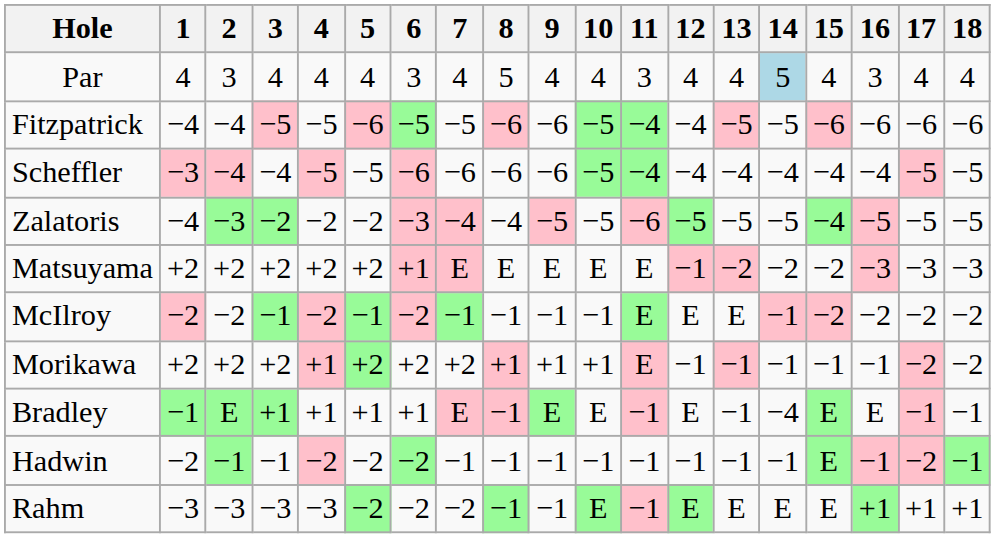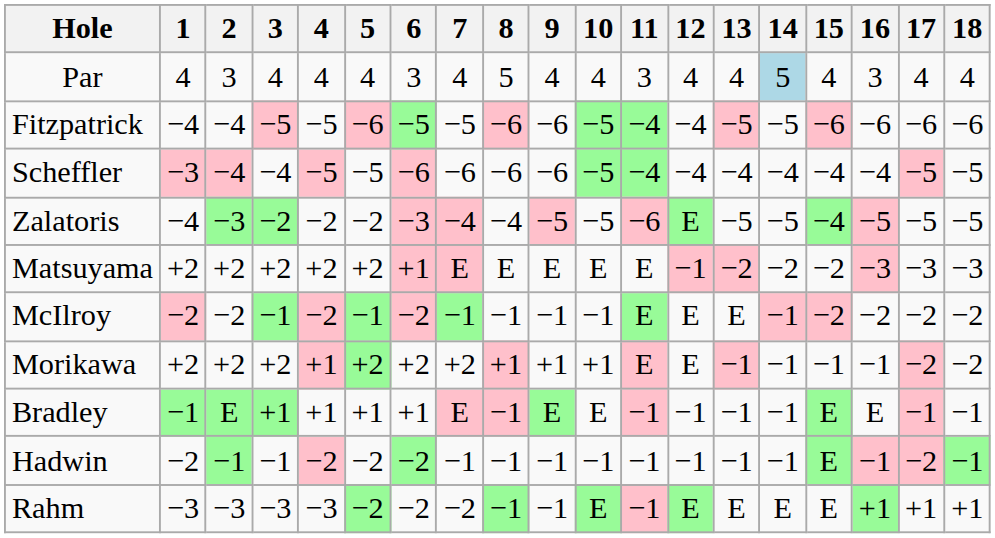(690, 220) −5 -> (690, 220) E
(690, 364) −1 -> (690, 364) E
(690, 412) E -> (690, 412) −1
(783, 412) −4 -> (783, 412) −1
